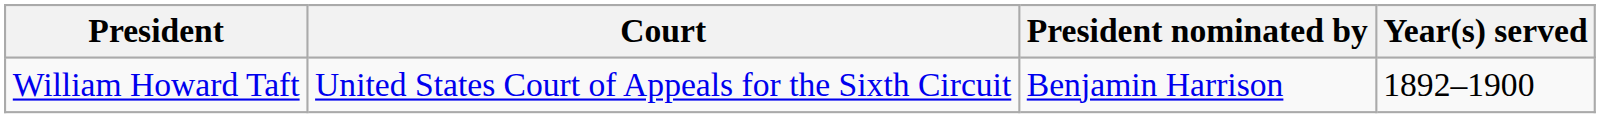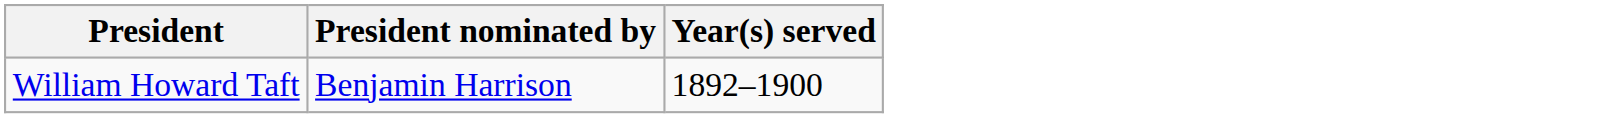- column: (663, 31)
